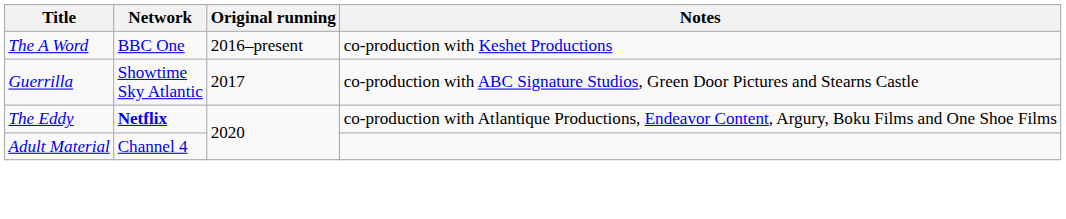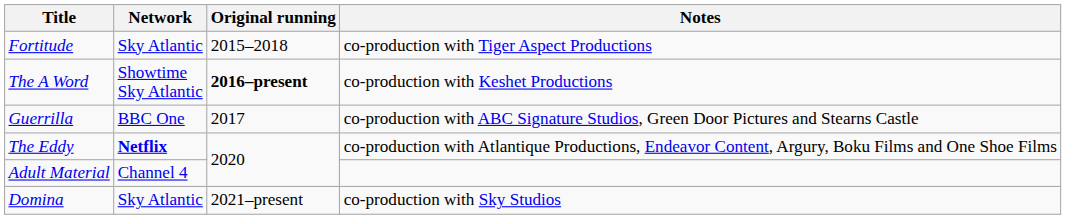+ row: (41, 45)
(151, 45) BBC One -> (160, 82) Showtime Sky Atlantic
(257, 45) normal -> (259, 82) bold
(160, 82) Showtime Sky Atlantic -> (151, 118) BBC One
+ row: (36, 200)
